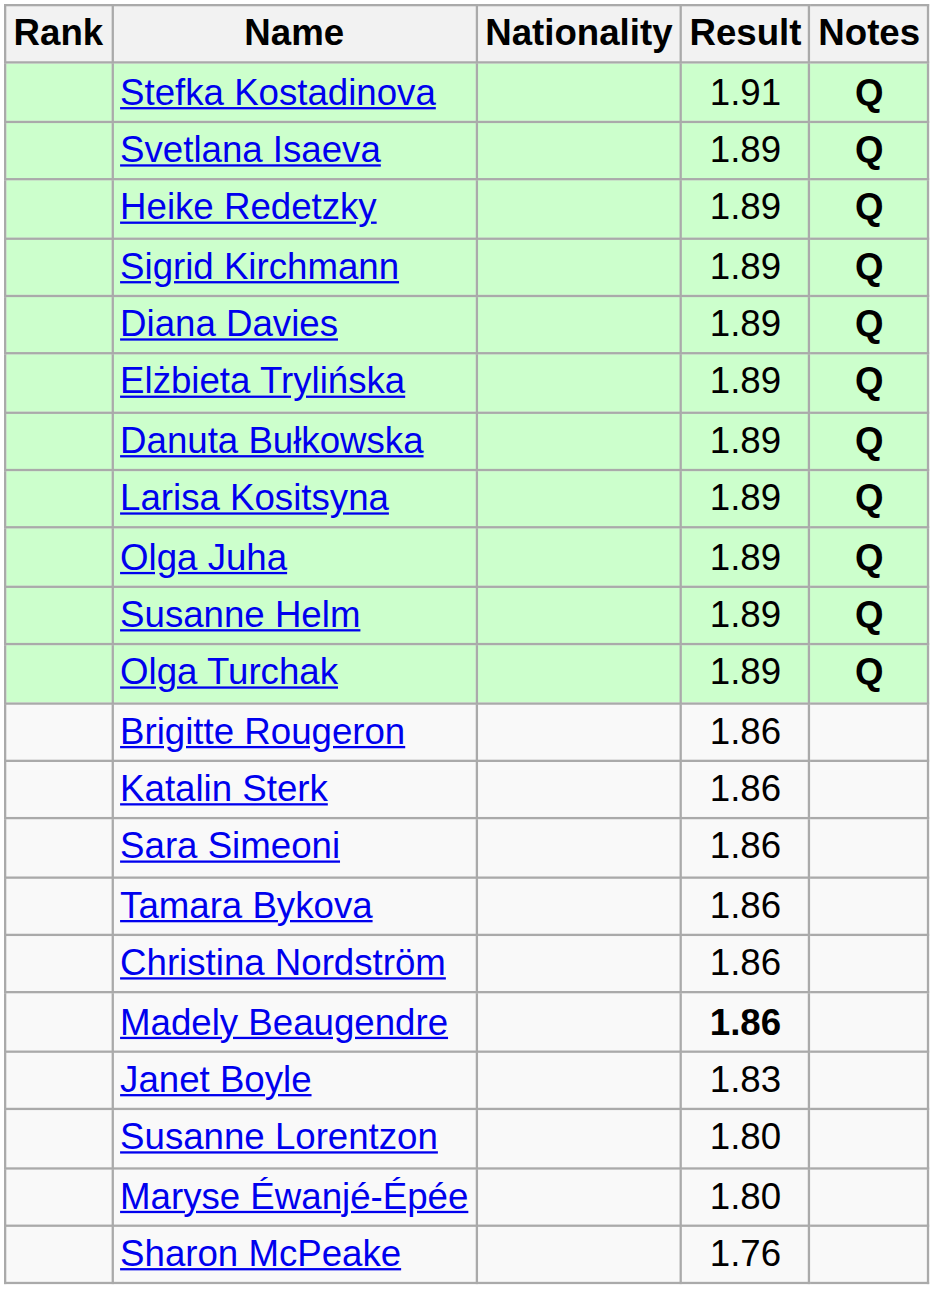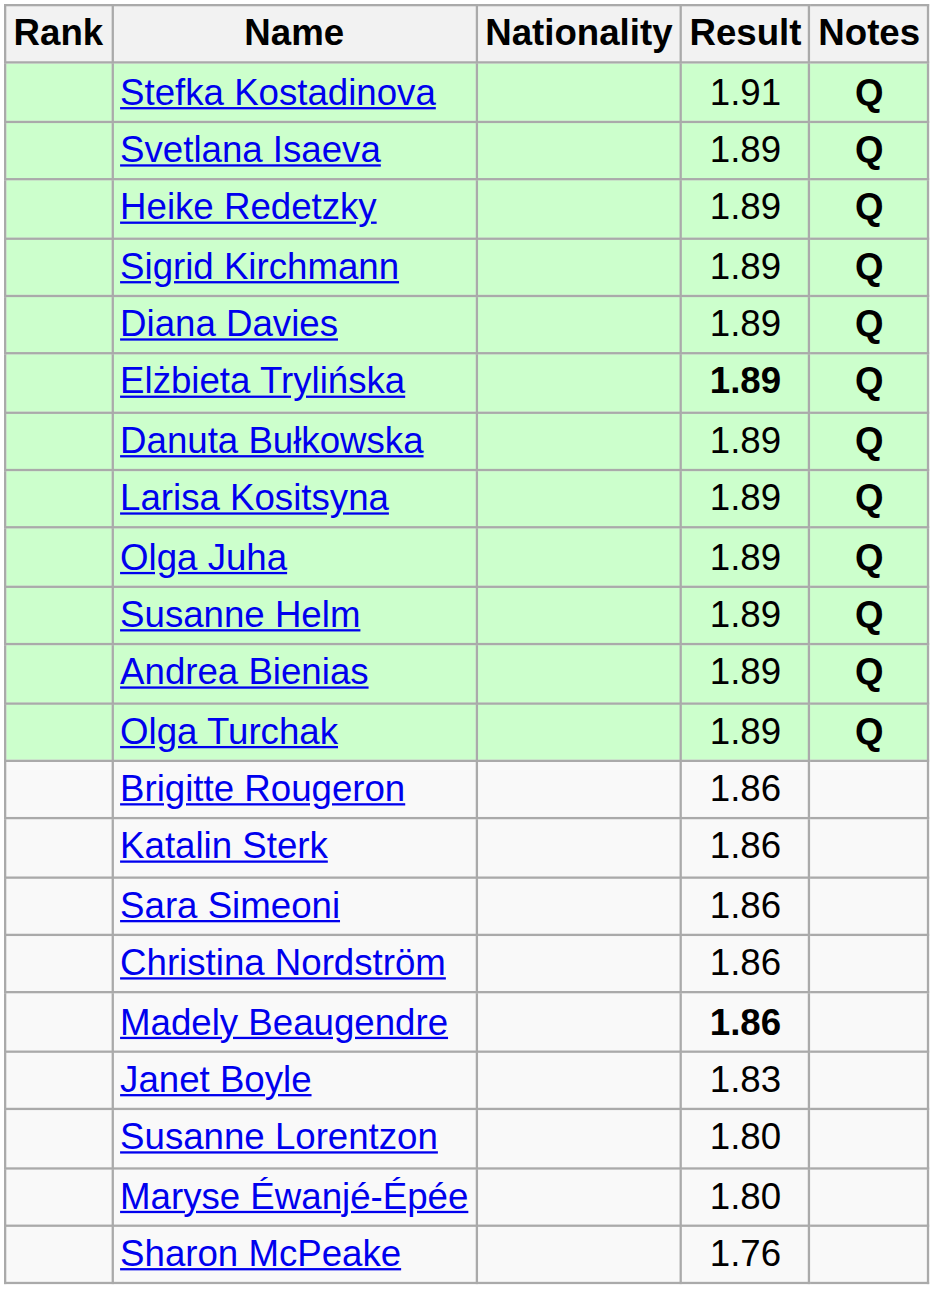(745, 382) normal -> (745, 382) bold
+ row: (244, 672)
- row: (246, 905)
